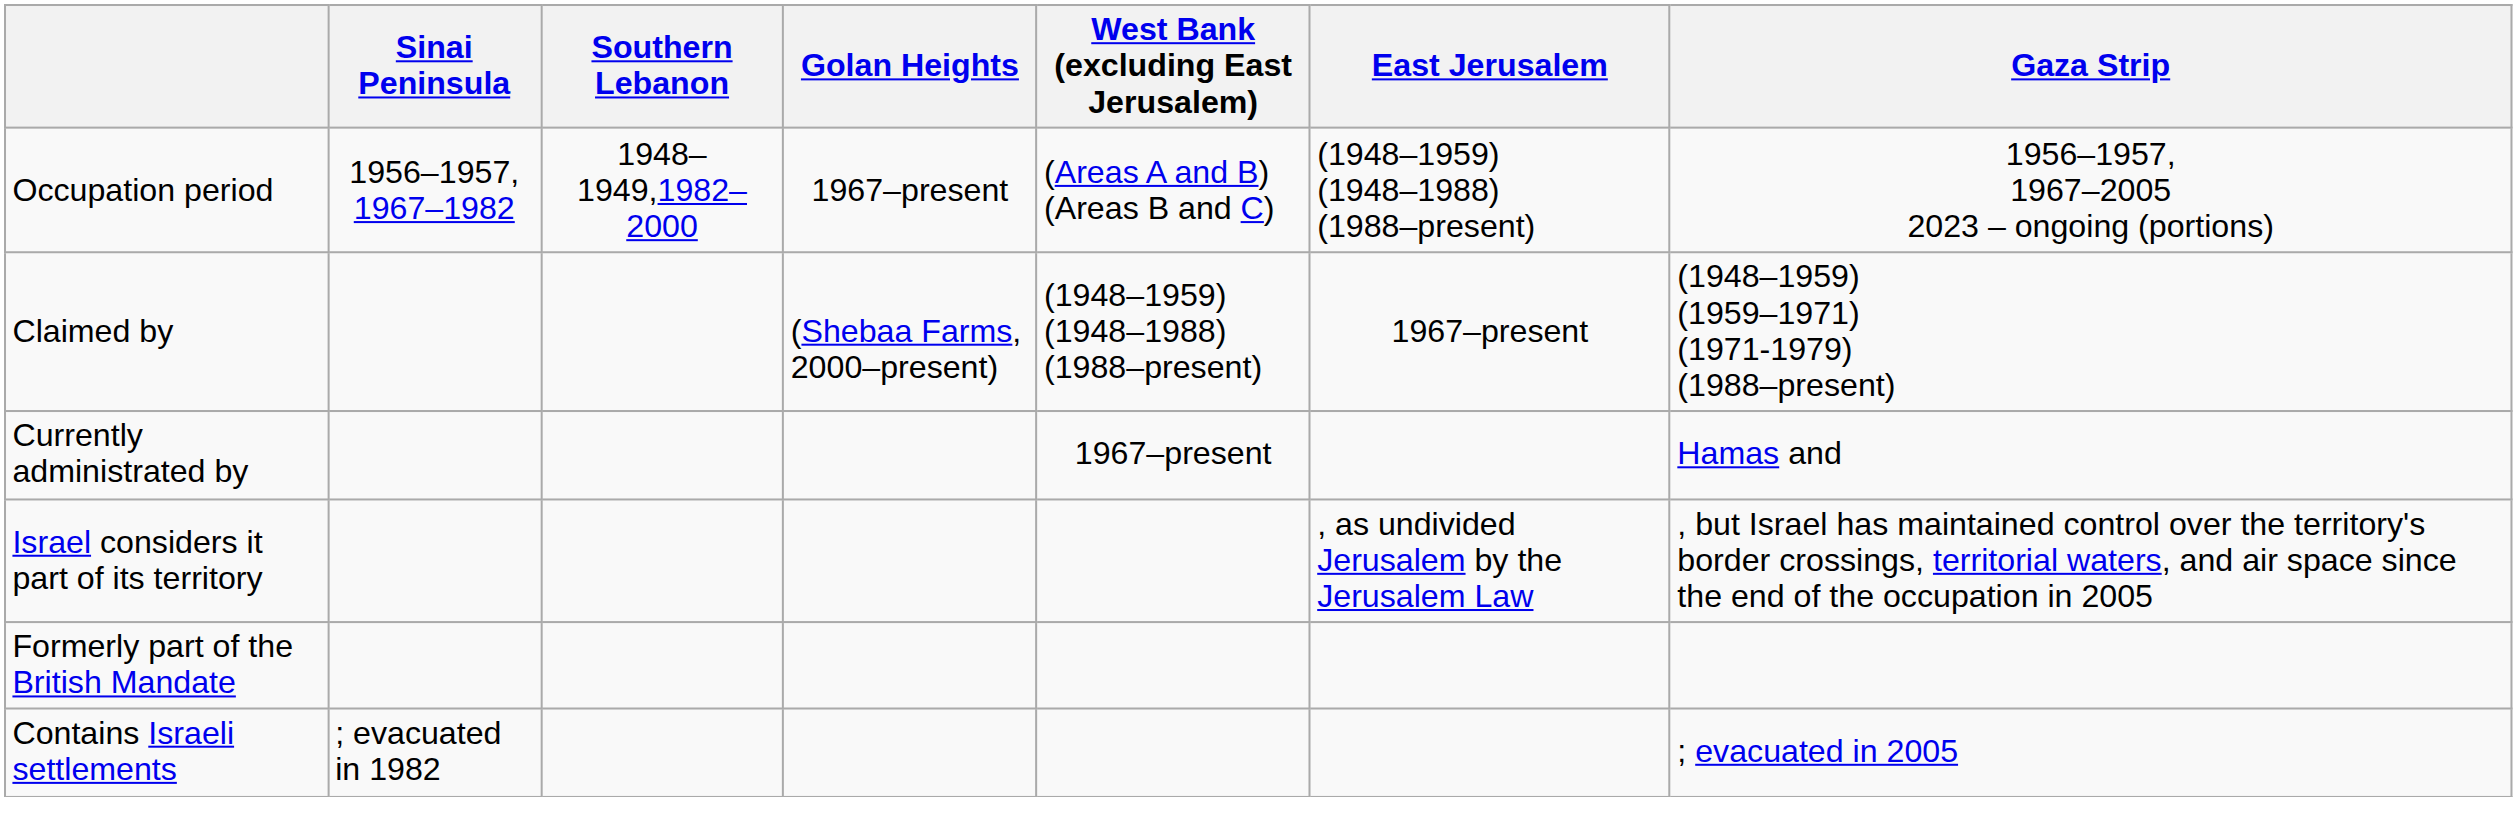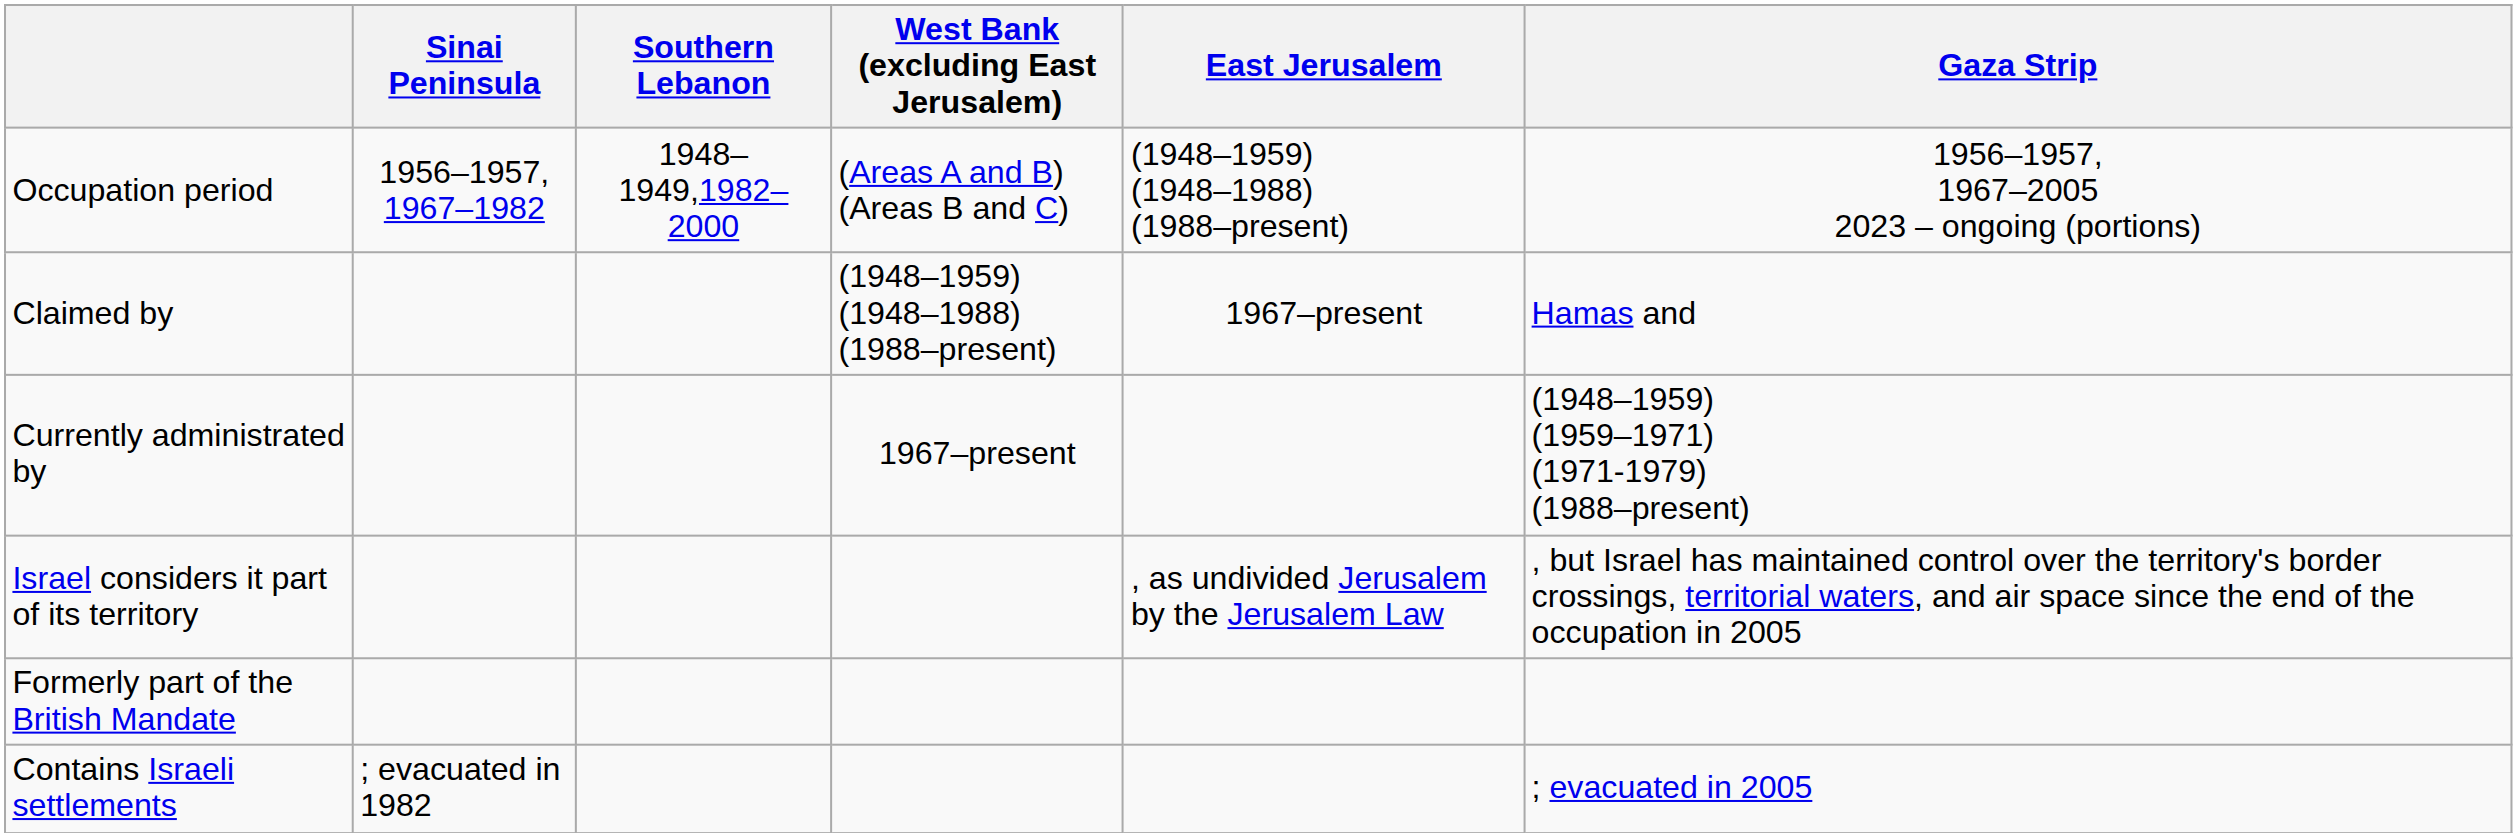- column: (910, 66)
(1786, 330) (1948–1959) (1959–1971) (1971-1979) (1988–present) -> (1614, 312) Hamas and
(1760, 454) Hamas and -> (1641, 454) (1948–1959) (1959–1971) (1971-1979) (1988–present)
